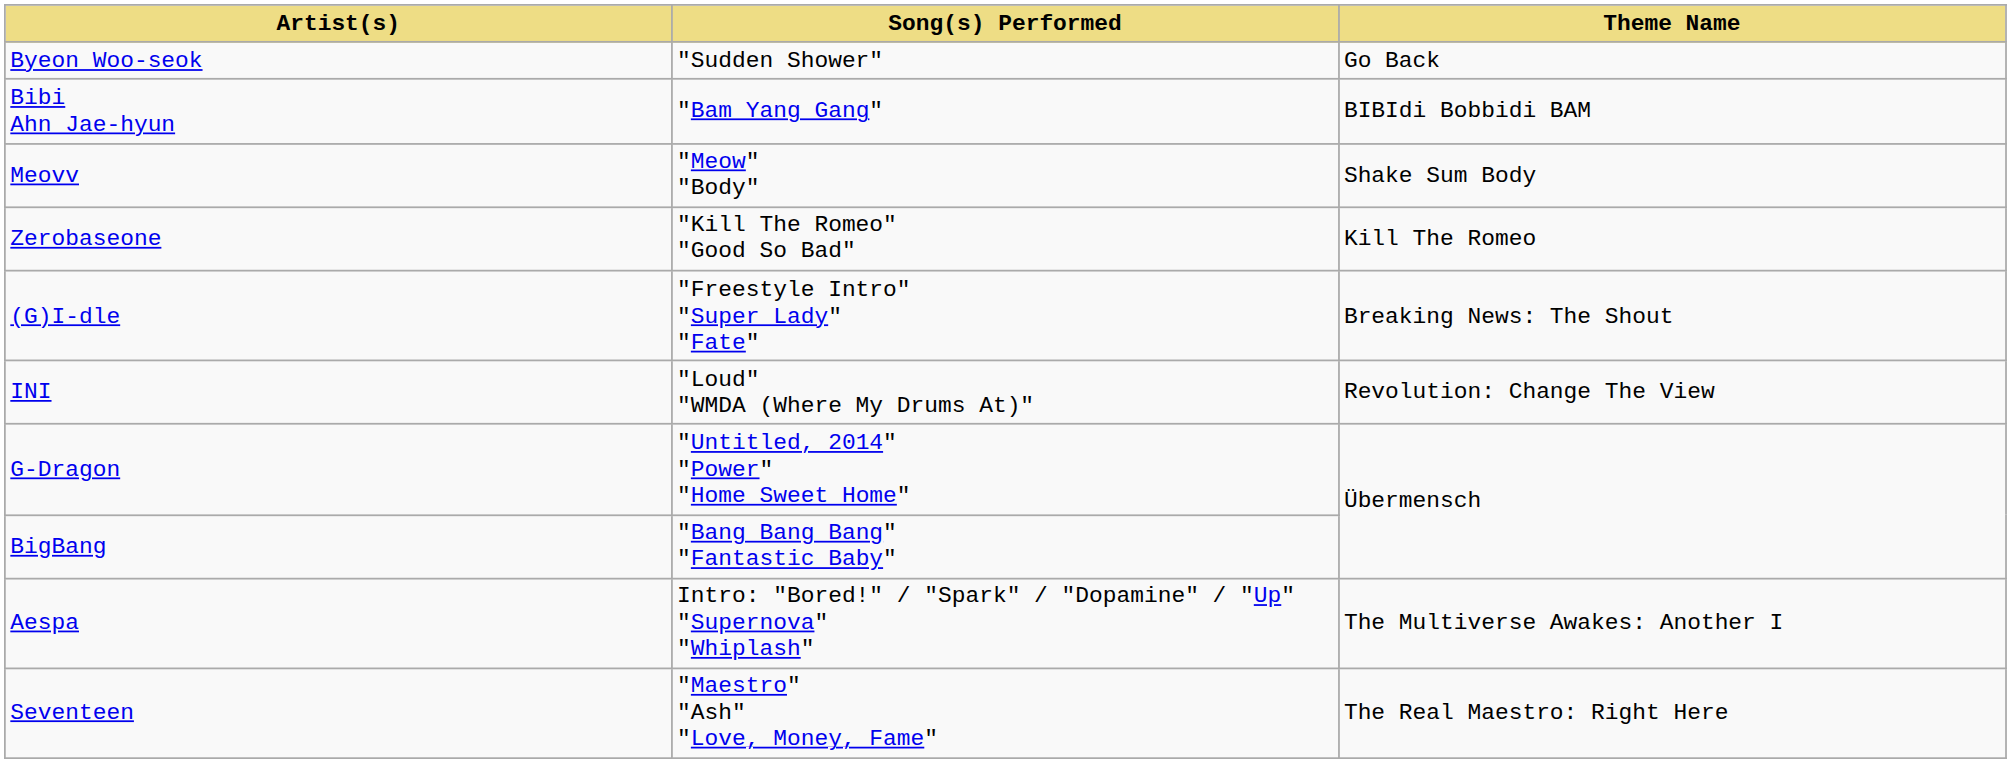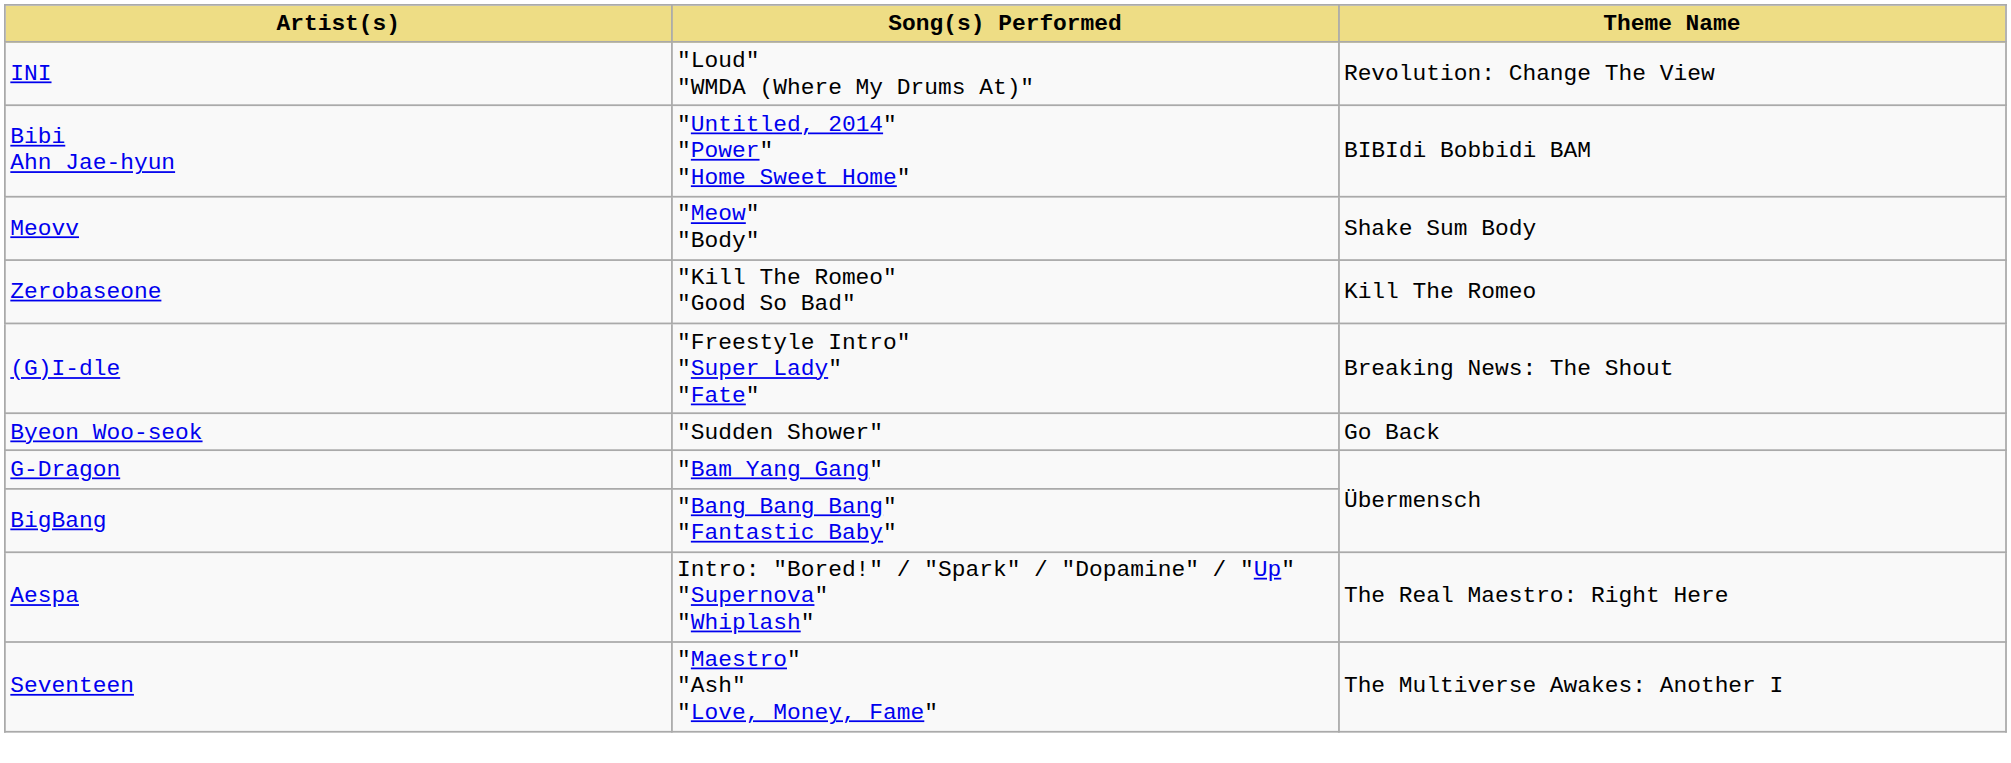rows swapped: (31, 392) <-> (106, 61)
(780, 111) "Bam Yang Gang" -> (794, 151) "Untitled, 2014" "Power" "Home Sweet Home"
(794, 469) "Untitled, 2014" "Power" "Home Sweet Home" -> (780, 469) "Bam Yang Gang"
(1564, 623) The Multiverse Awakes: Another I -> (1536, 597) The Real Maestro: Right Here
(1536, 713) The Real Maestro: Right Here -> (1564, 687) The Multiverse Awakes: Another I
